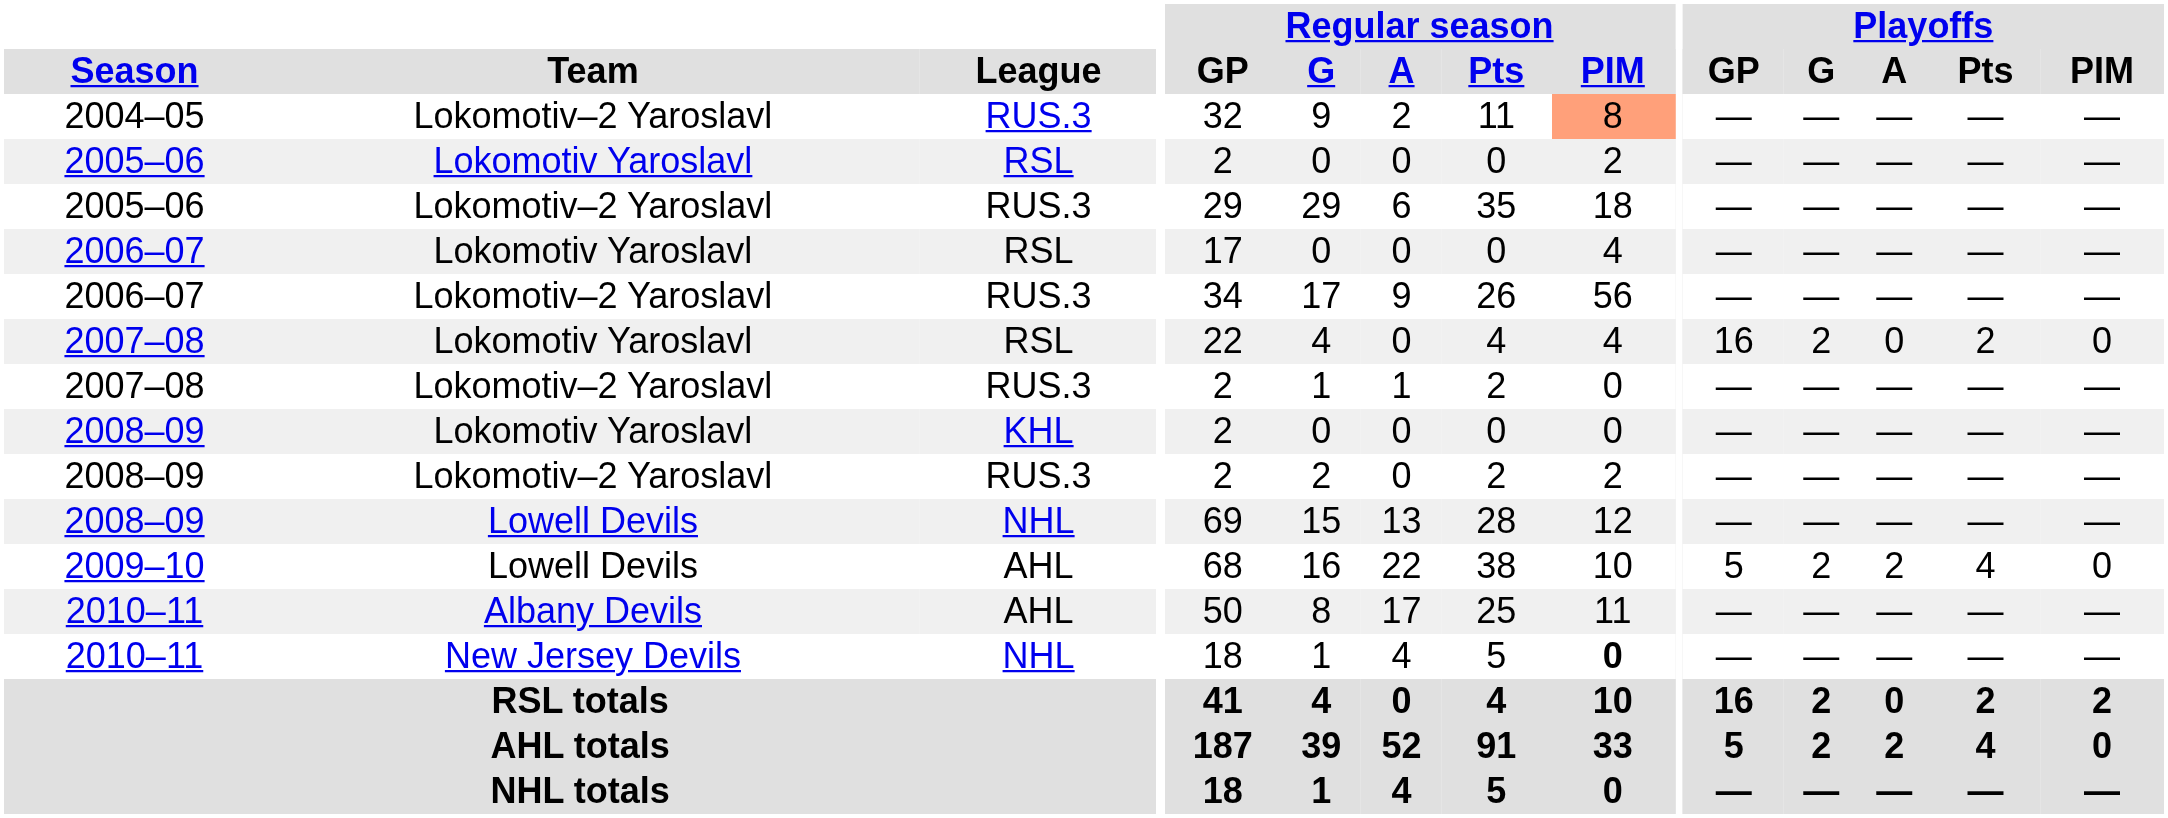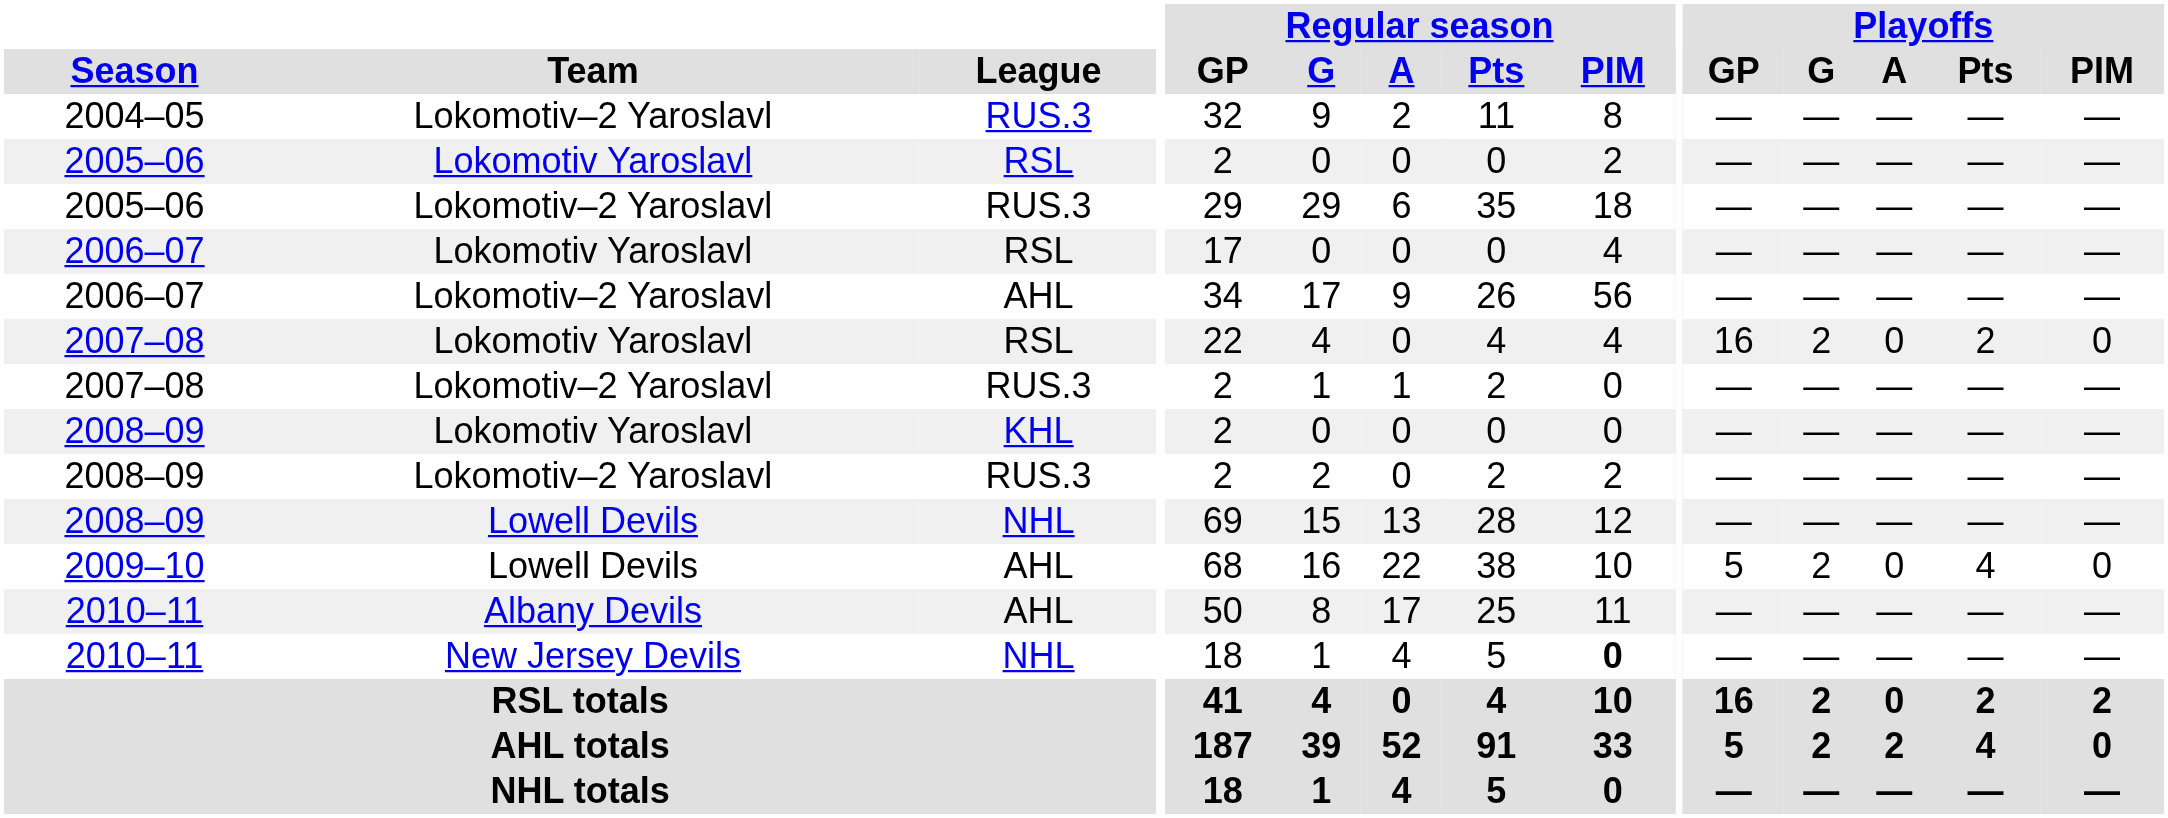(1613, 115) lightsalmon background -> (1613, 115) no background
(1039, 295) RUS.3 -> (1039, 295) AHL
(1894, 565) 2 -> (1894, 565) 0
